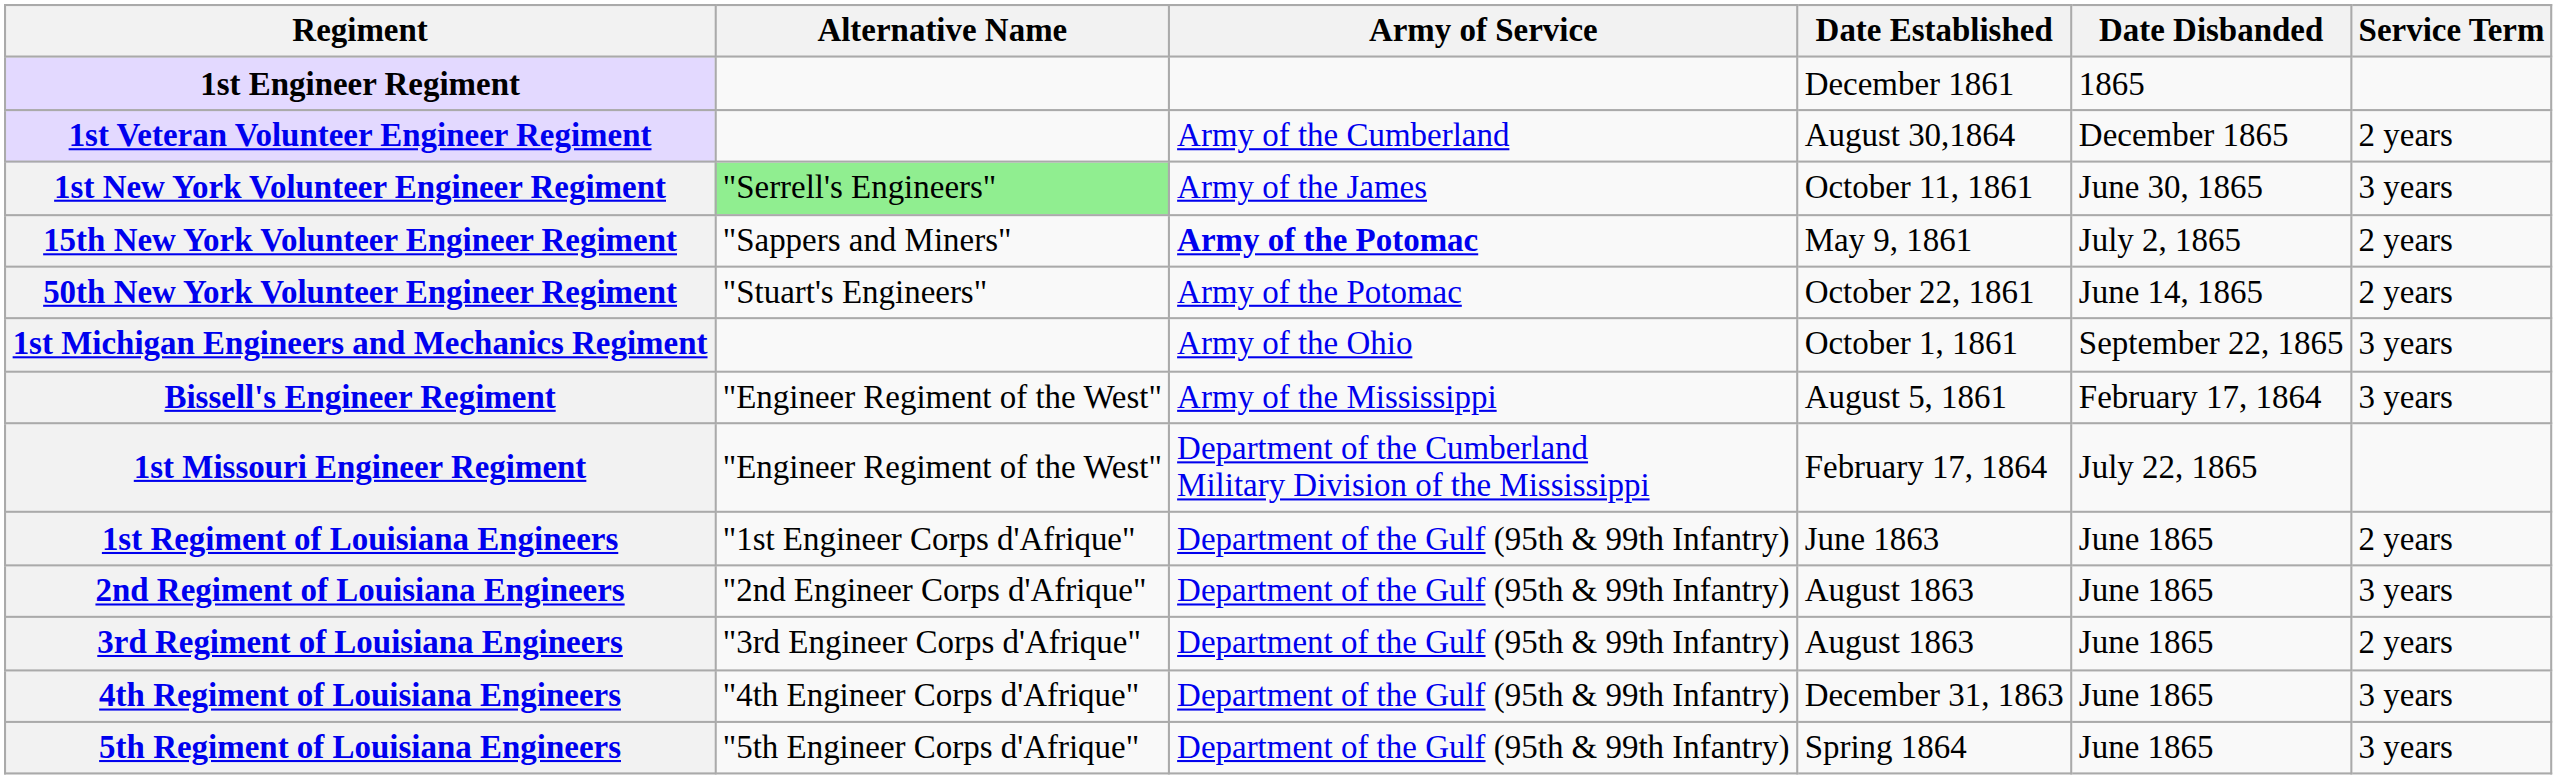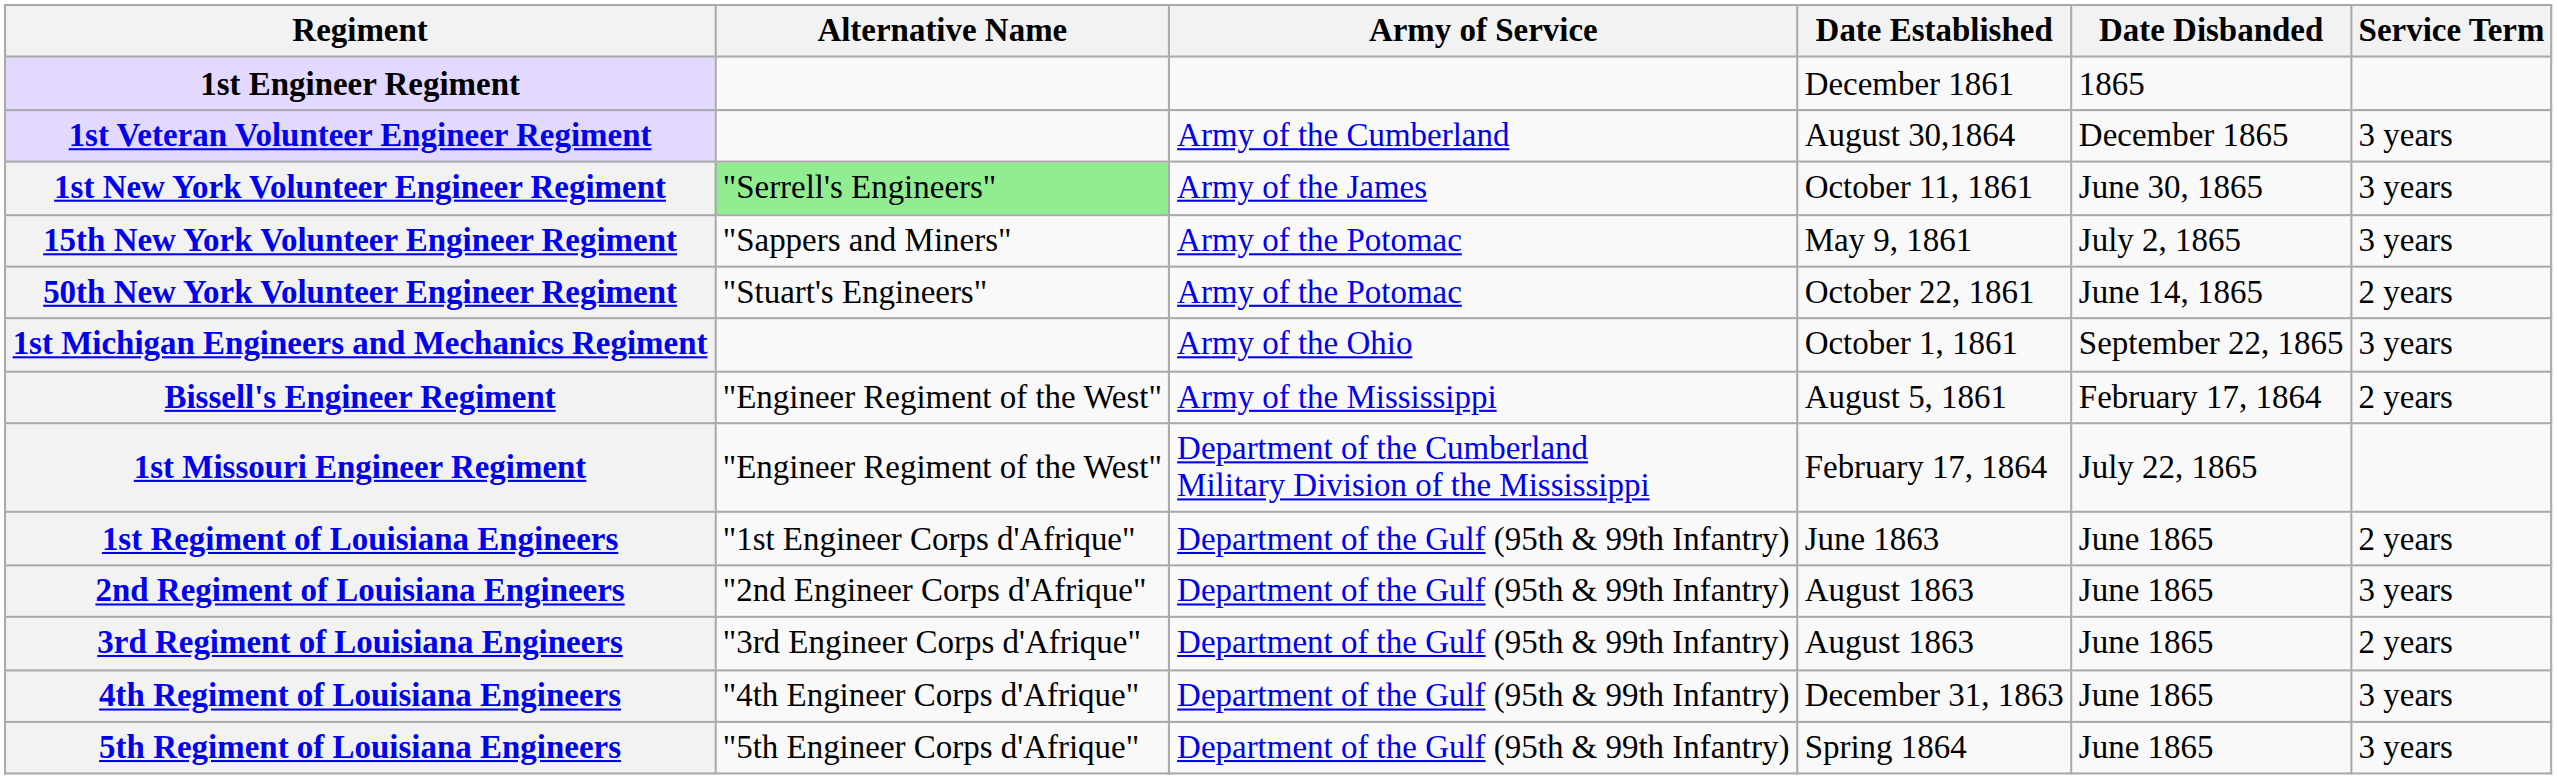(2406, 135) 2 years -> (2406, 135) 3 years
(1328, 239) bold -> (1319, 239) normal
(2406, 239) 2 years -> (2406, 239) 3 years
(2406, 396) 3 years -> (2406, 396) 2 years
